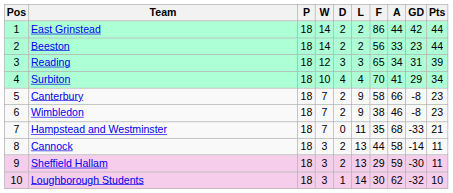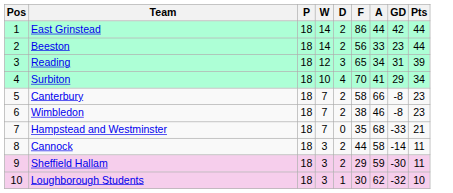- column: (361, 12)
